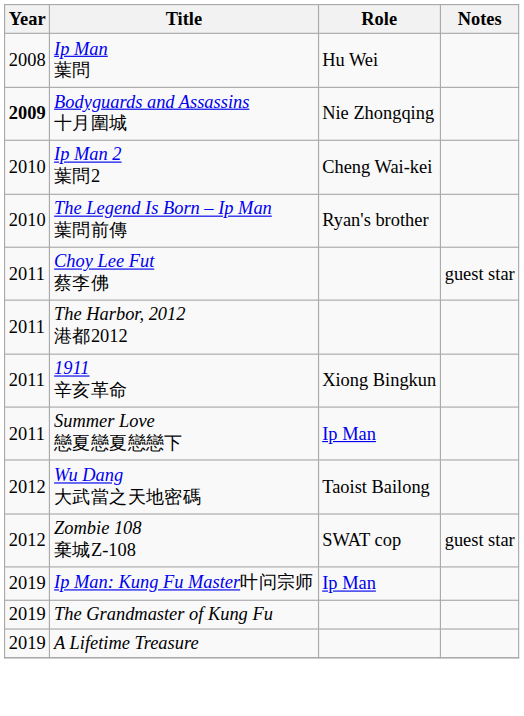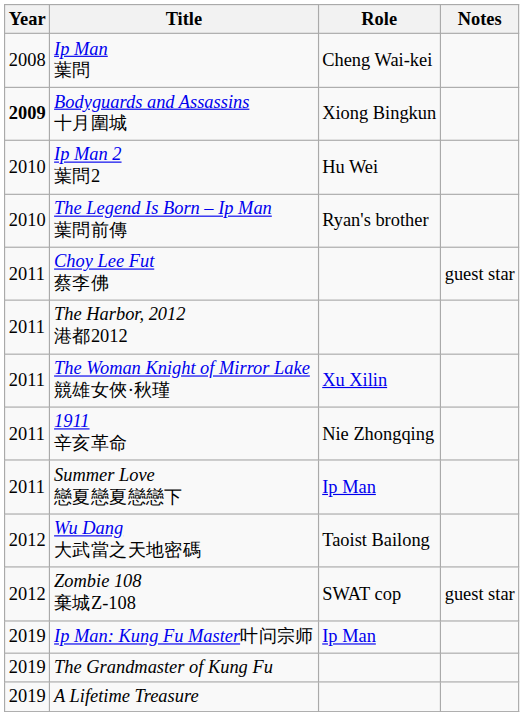(350, 60) Hu Wei -> (377, 60) Cheng Wai-kei
(378, 113) Nie Zhongqing -> (379, 113) Xiong Bingkun
(377, 167) Cheng Wai-kei -> (350, 167) Hu Wei
+ row: (182, 379)
(379, 380) Xiong Bingkun -> (378, 433) Nie Zhongqing
